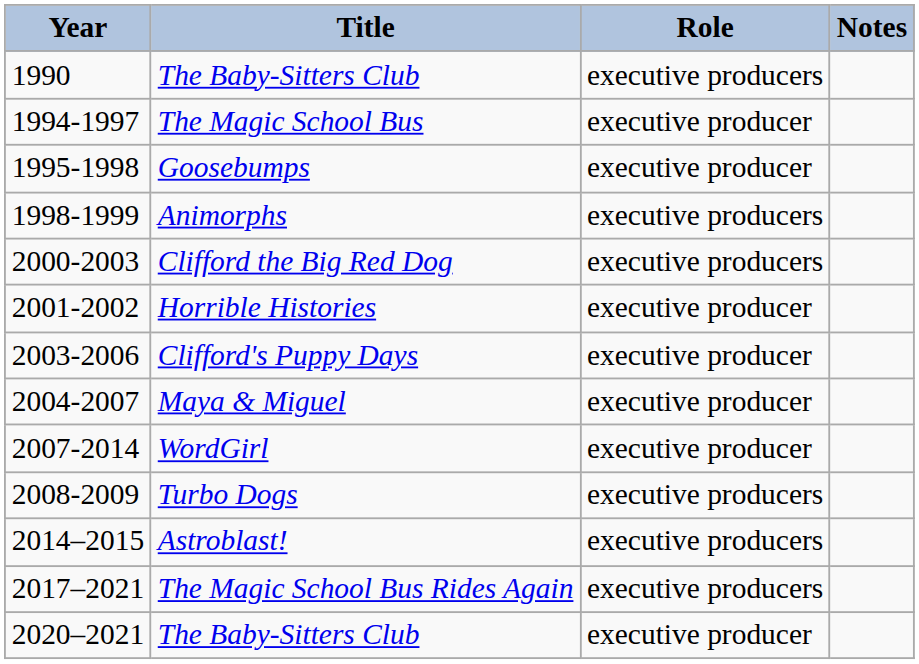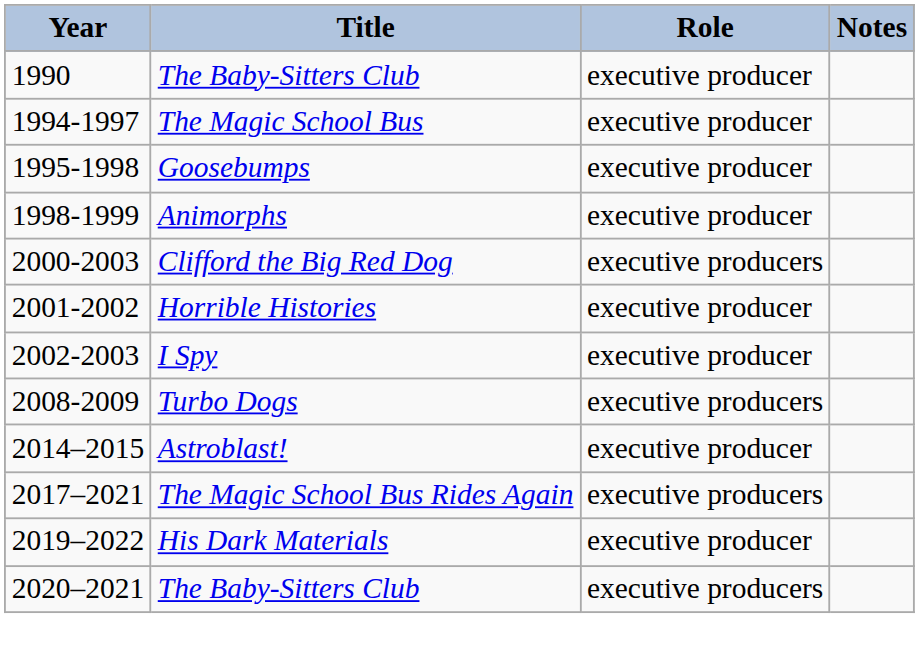(705, 74) executive producers -> (699, 74) executive producer
(705, 214) executive producers -> (699, 214) executive producer
+ row: (75, 354)
- row: (75, 354)
- row: (75, 401)
- row: (75, 448)
(705, 541) executive producers -> (699, 448) executive producer
+ row: (78, 541)
(699, 634) executive producer -> (705, 588) executive producers
